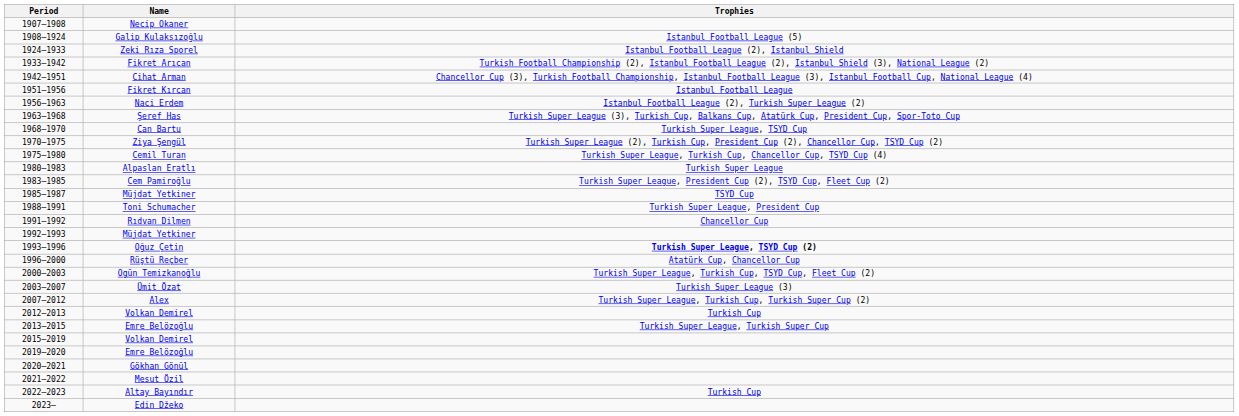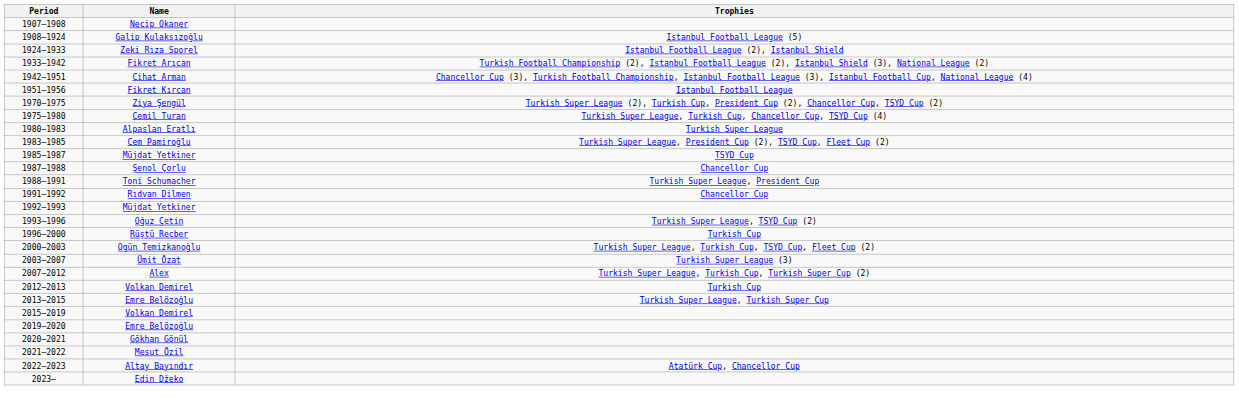- row: (44, 103)
- row: (44, 116)
- row: (44, 129)
+ row: (44, 169)
(734, 247) bold -> (734, 221) normal
(734, 260) Atatürk Cup, Chancellor Cup -> (734, 234) Turkish Cup
(734, 392) Turkish Cup -> (734, 366) Atatürk Cup, Chancellor Cup
